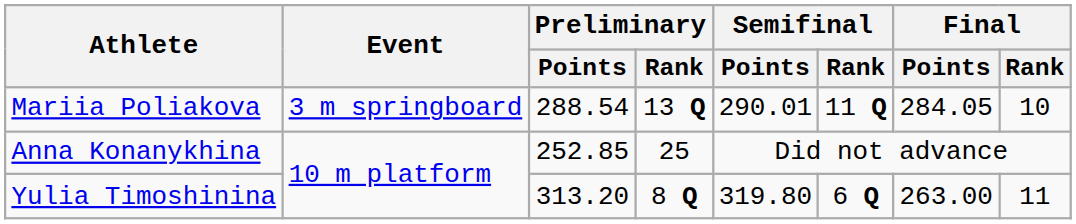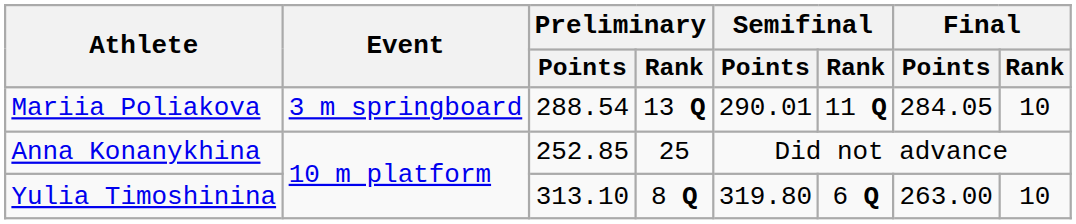(582, 196) 313.20 -> (582, 196) 313.10
(1035, 196) 11 -> (1035, 196) 10
